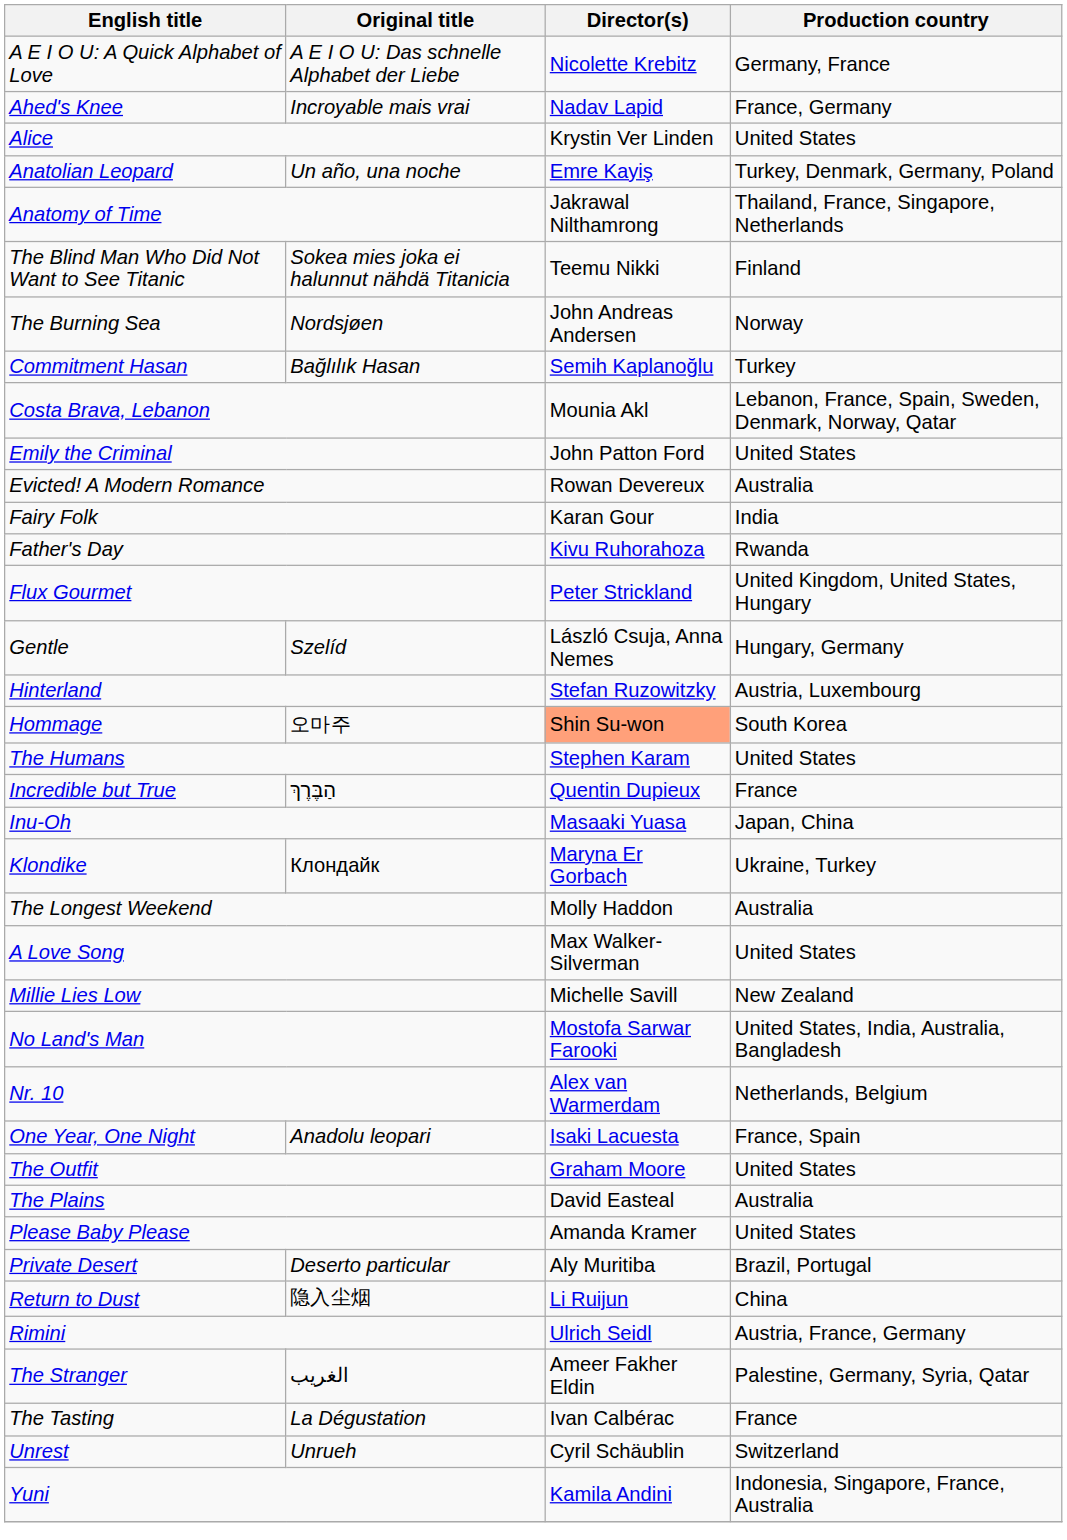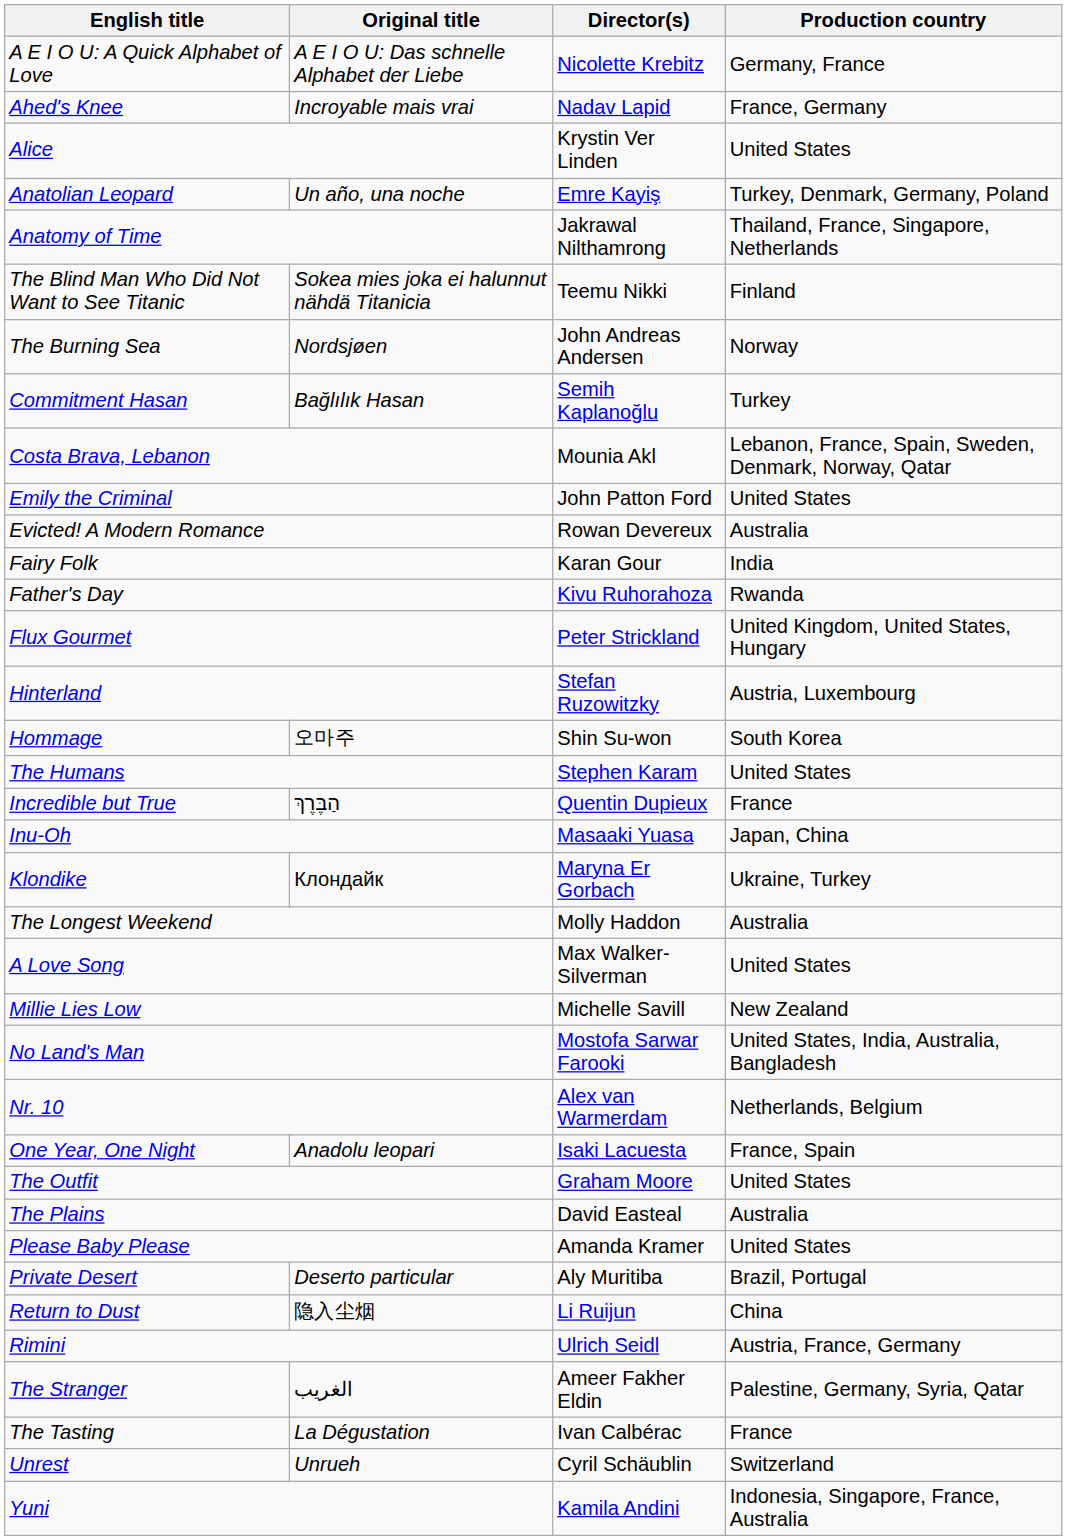- row: (39, 647)
(607, 724) lightsalmon background -> (614, 738) no background
